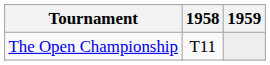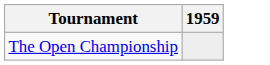- column: (203, 18)
